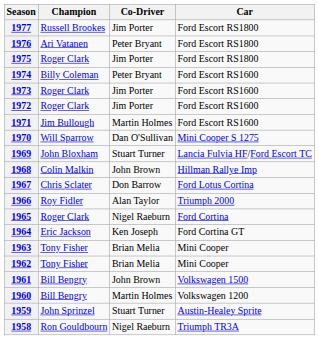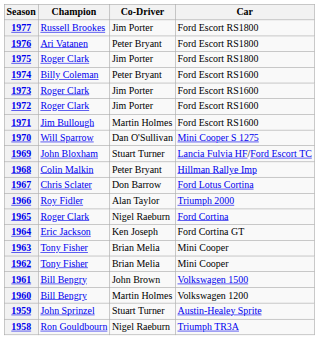(136, 169) John Brown -> (137, 169) Peter Bryant
